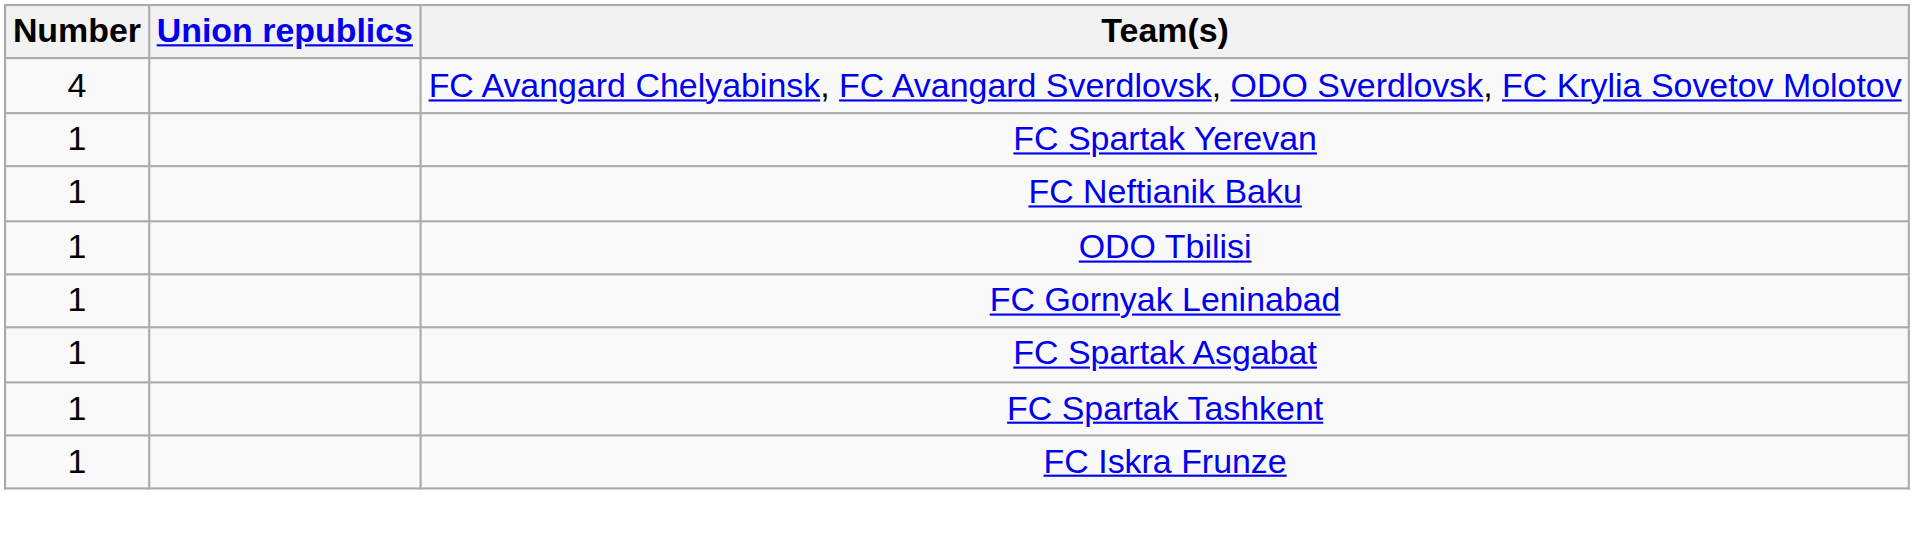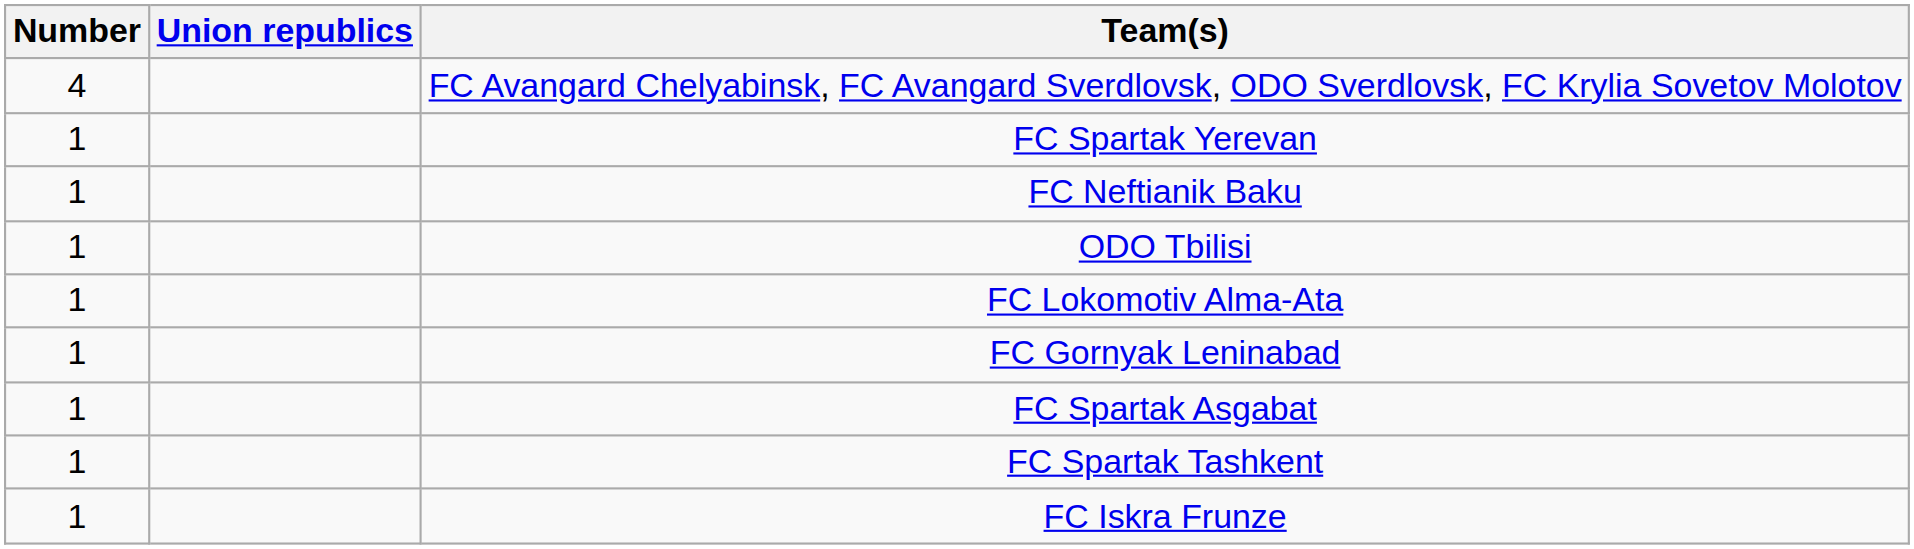+ row: (1165, 300)
